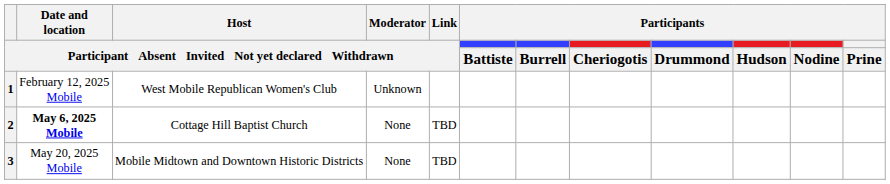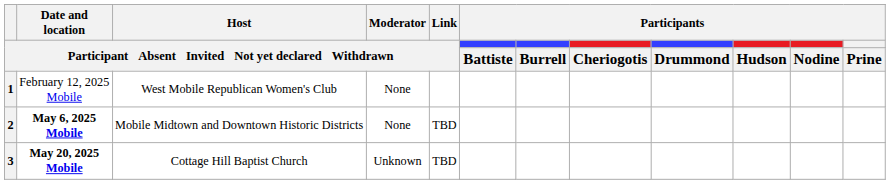(398, 89) Unknown -> (398, 89) None
(239, 125) Cottage Hill Baptist Church -> (239, 125) Mobile Midtown and Downtown Historic Districts
(64, 160) normal -> (64, 160) bold
(239, 160) Mobile Midtown and Downtown Historic Districts -> (239, 160) Cottage Hill Baptist Church
(398, 160) None -> (398, 160) Unknown
